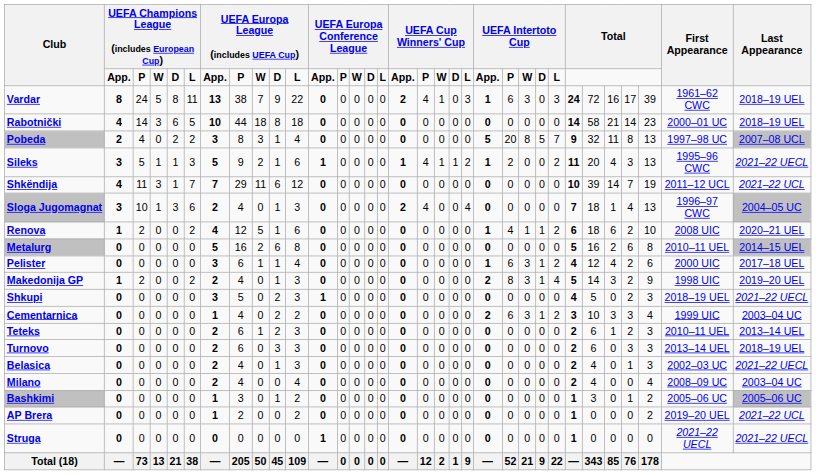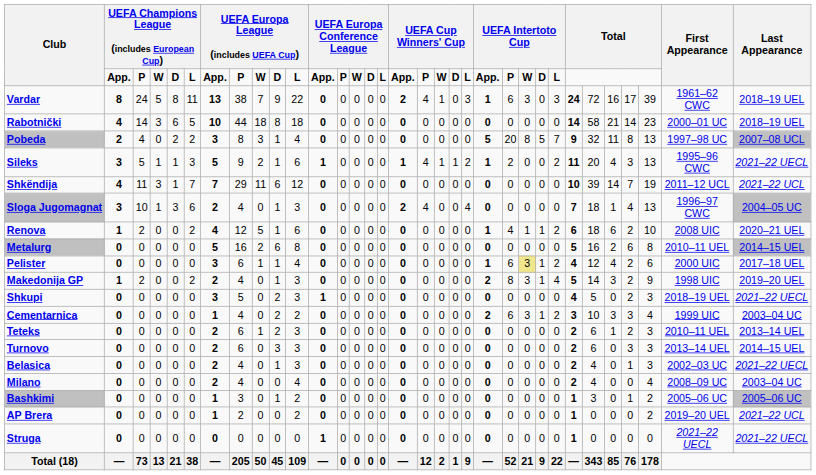(527, 264) no background -> (527, 264) khaki background
(772, 349) 2018–19 UEL -> (772, 349) 2014–15 UEL
